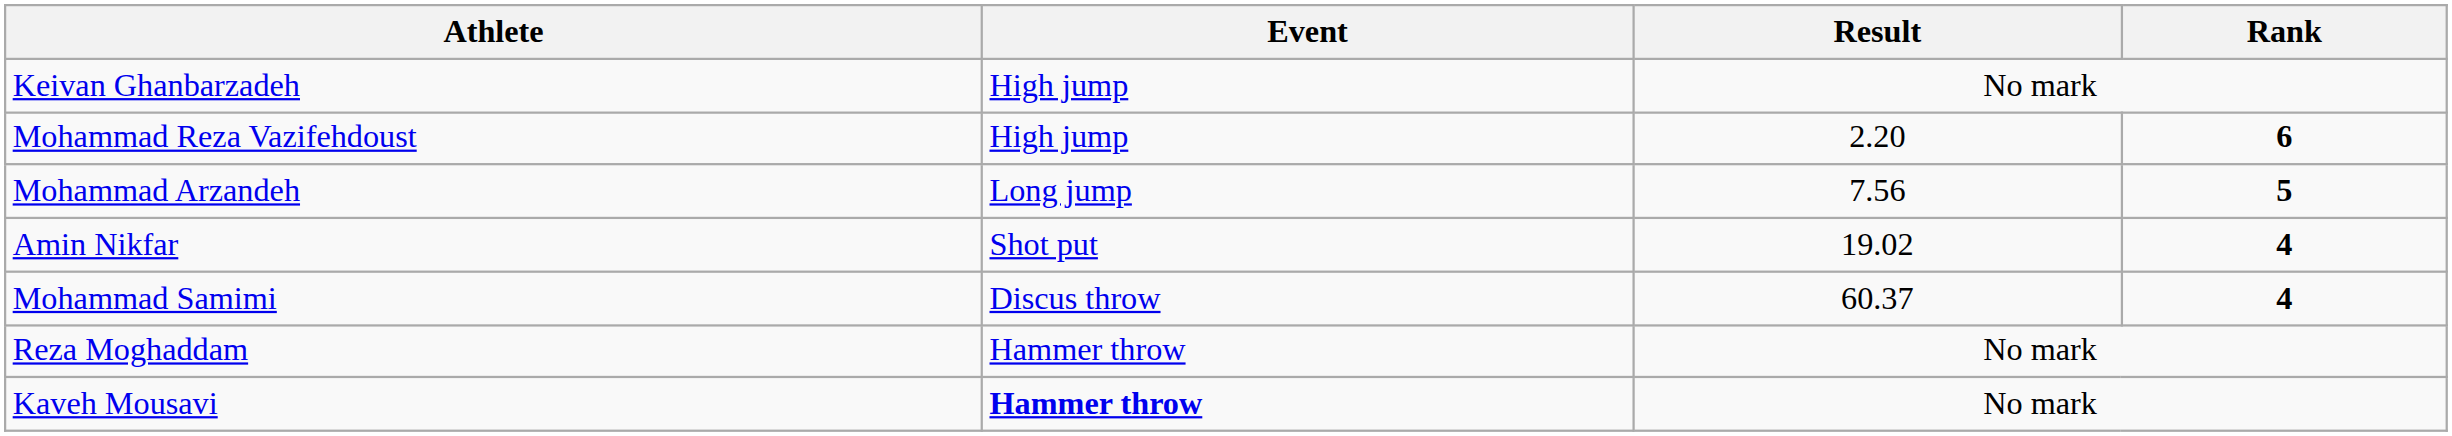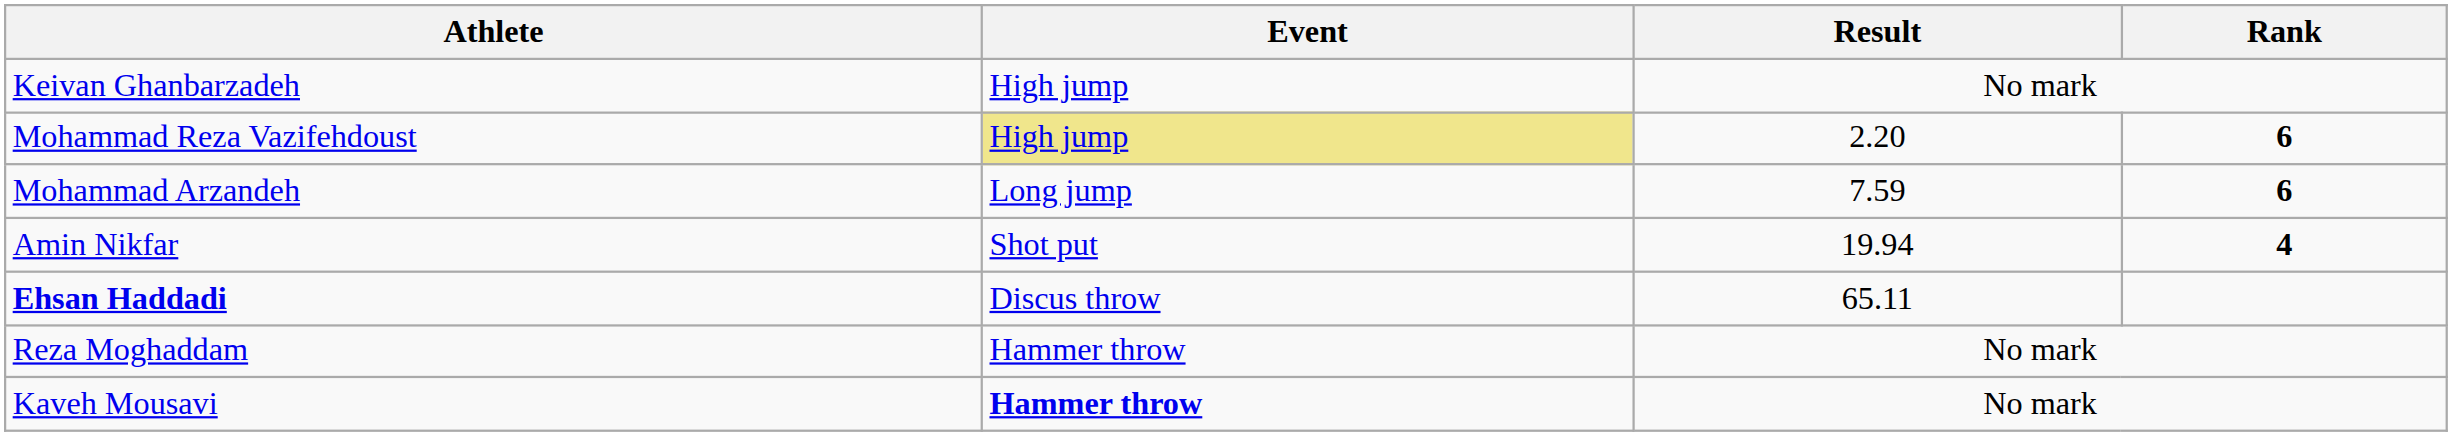(1059, 137) no background -> (1059, 137) khaki background
(1877, 191) 7.56 -> (1877, 191) 7.59
(2284, 191) 5 -> (2284, 191) 6
(1877, 244) 19.02 -> (1877, 244) 19.94
+ row: (120, 297)
- row: (145, 297)
